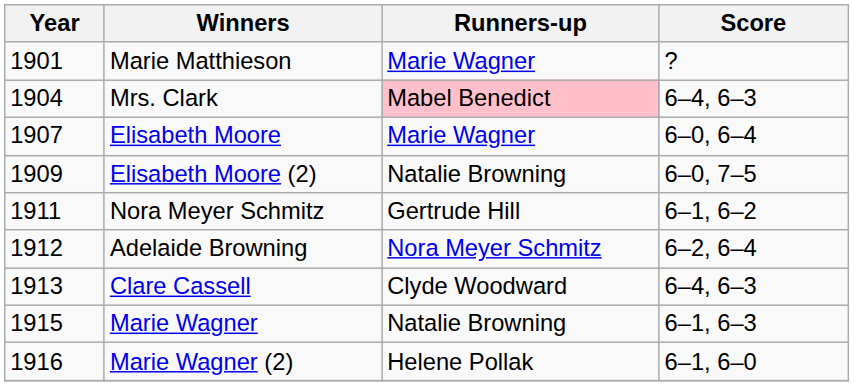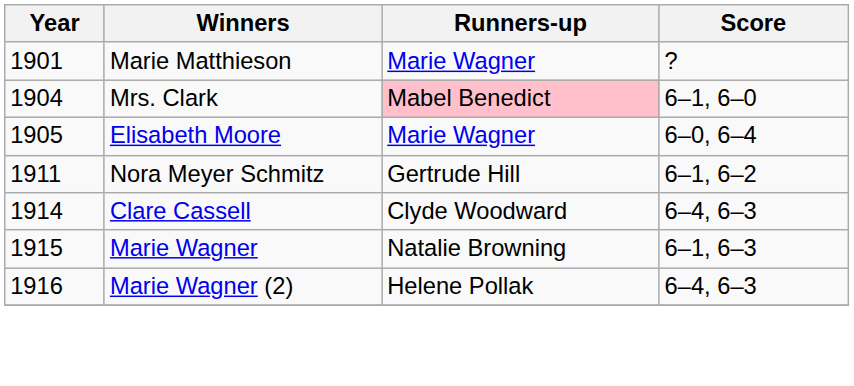(711, 98) 6–4, 6–3 -> (711, 98) 6–1, 6–0
(37, 135) 1907 -> (37, 135) 1905
- row: (213, 173)
- row: (209, 248)
(37, 286) 1913 -> (37, 211) 1914
(711, 361) 6–1, 6–0 -> (711, 286) 6–4, 6–3
